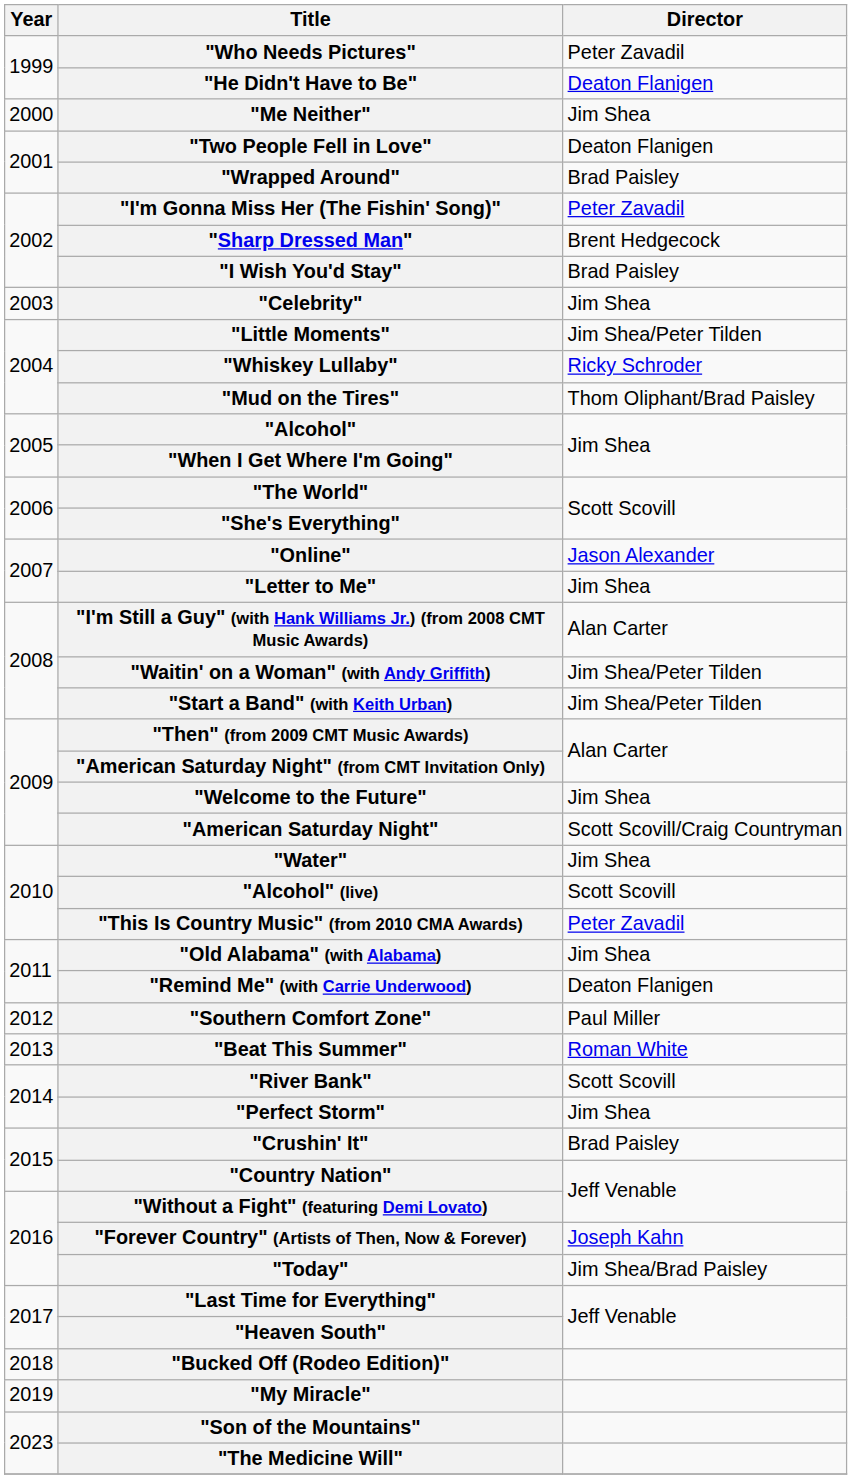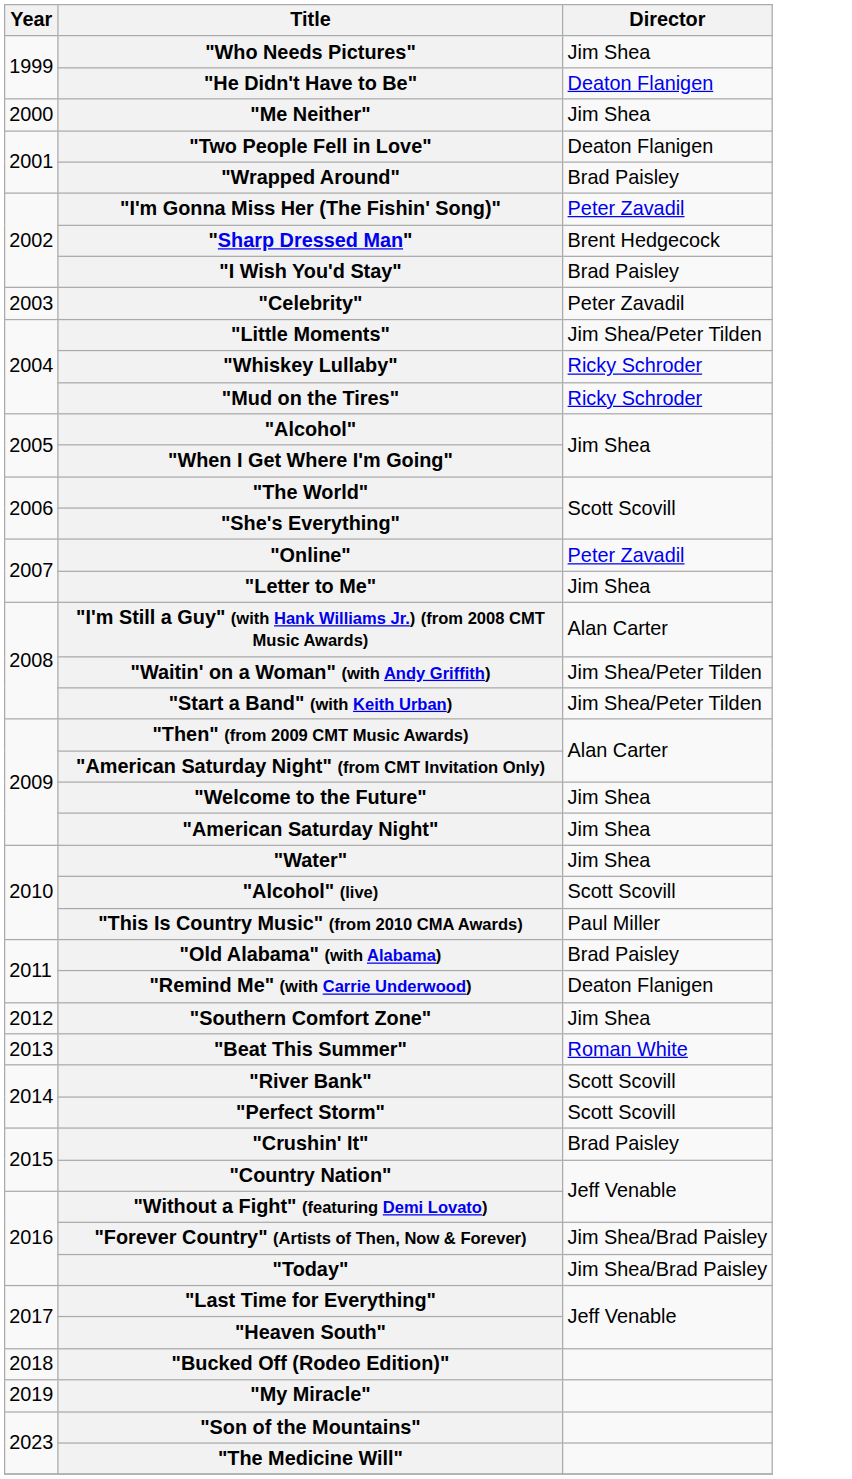(626, 51) Peter Zavadil -> (609, 51) Jim Shea
(609, 303) Jim Shea -> (626, 303) Peter Zavadil
(691, 397) Thom Oliphant/Brad Paisley -> (635, 397) Ricky Schroder
(641, 555) Jason Alexander -> (626, 555) Peter Zavadil
(705, 829) Scott Scovill/Craig Countryman -> (609, 829) Jim Shea
(626, 923) Peter Zavadil -> (614, 923) Paul Miller
(609, 955) Jim Shea -> (623, 955) Brad Paisley
(614, 1017) Paul Miller -> (609, 1017) Jim Shea
(609, 1112) Jim Shea -> (622, 1112) Scott Scovill
(626, 1238) Joseph Kahn -> (667, 1238) Jim Shea/Brad Paisley
